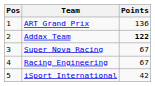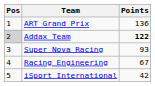(9, 37) no background -> (9, 37) lightgrey background
(144, 49) 67 -> (144, 49) 93
